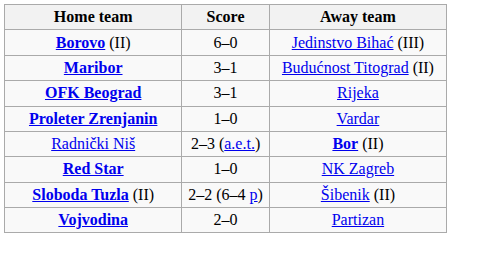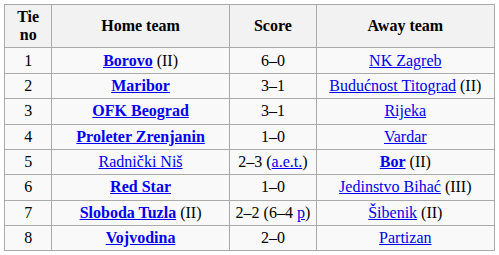+ column: (28, 26)
(358, 42) Jedinstvo Bihać (III) -> (405, 60) NK Zagreb
(358, 169) NK Zagreb -> (405, 187) Jedinstvo Bihać (III)
